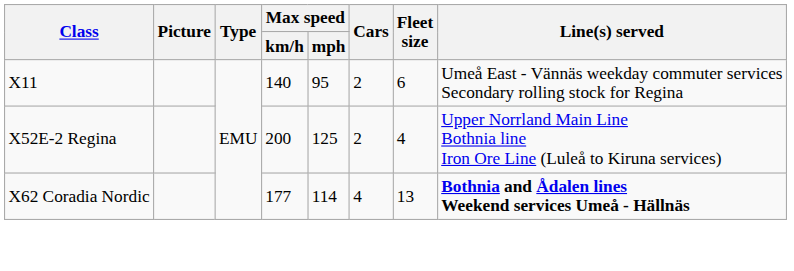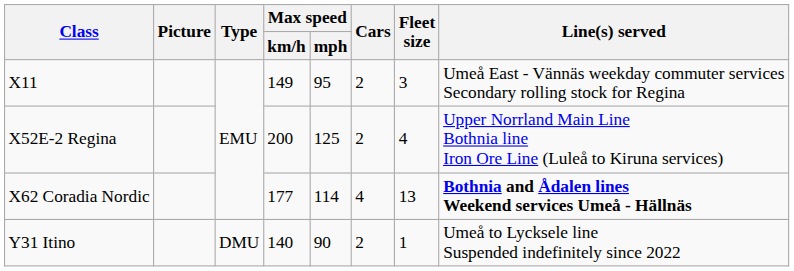(278, 82) 140 -> (280, 82) 149
(401, 82) 6 -> (403, 82) 3
+ row: (42, 242)
